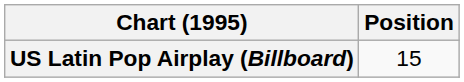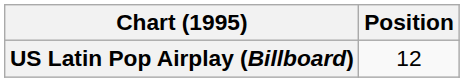(409, 58) 15 -> (409, 58) 12
